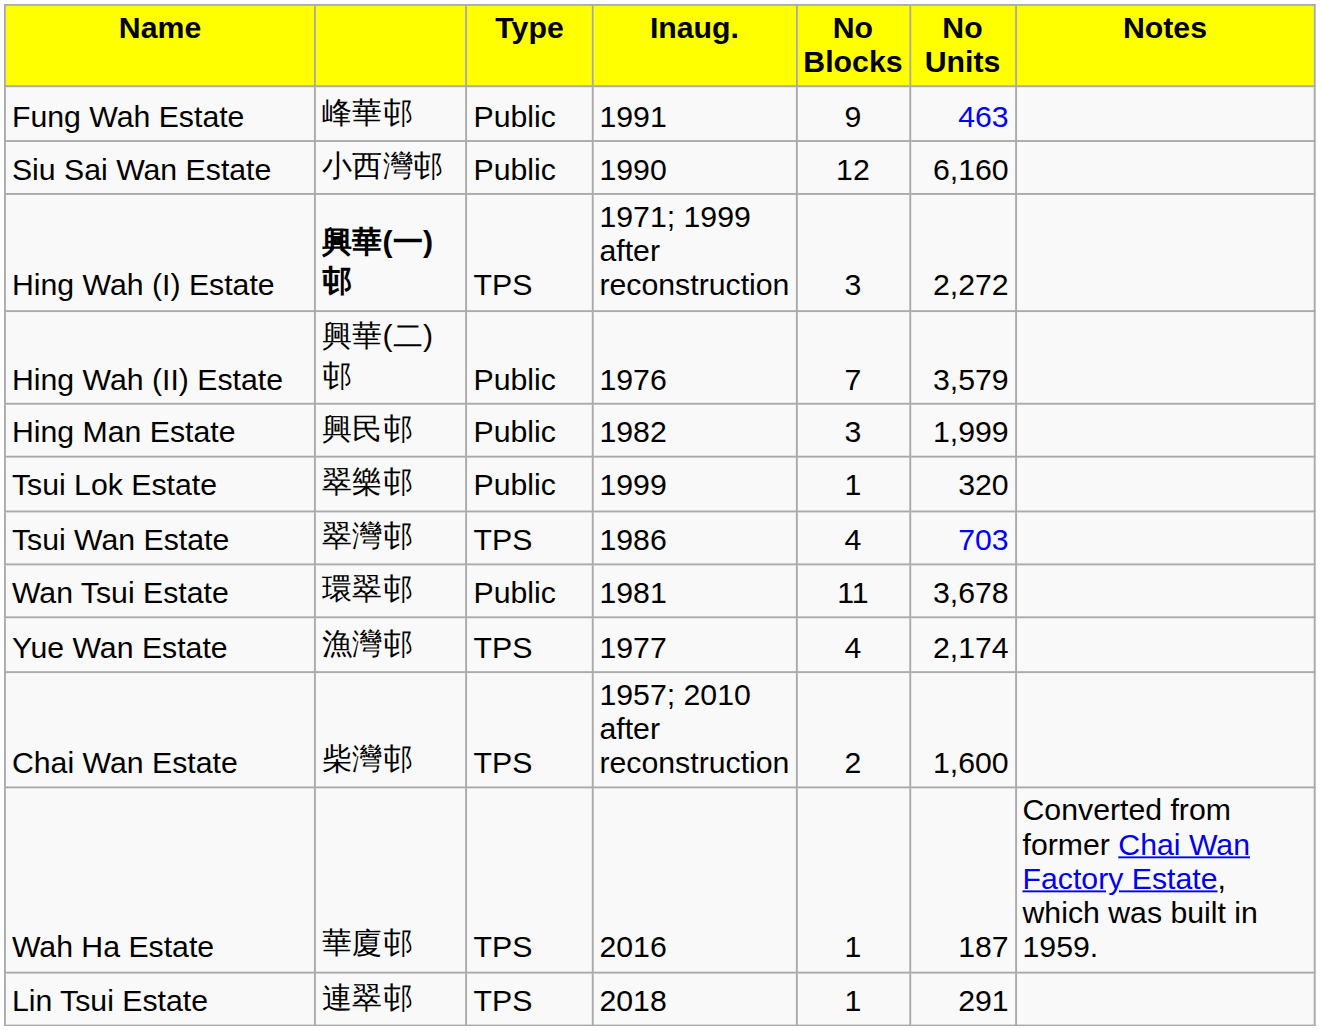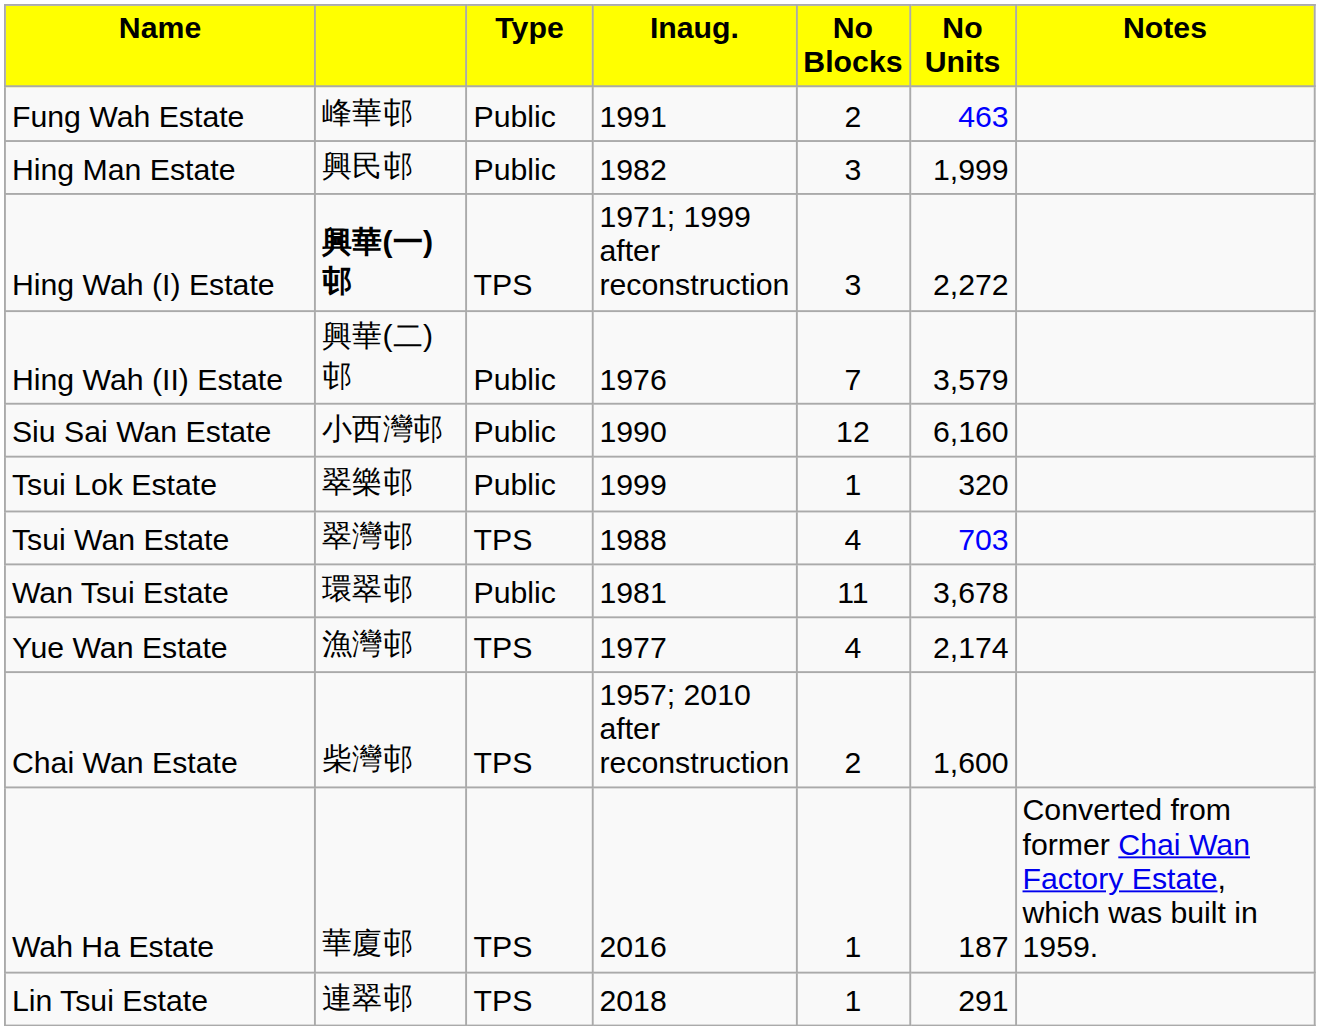(853, 116) 9 -> (853, 116) 2
rows swapped: (124, 432) <-> (142, 169)
(633, 539) 1986 -> (633, 539) 1988
